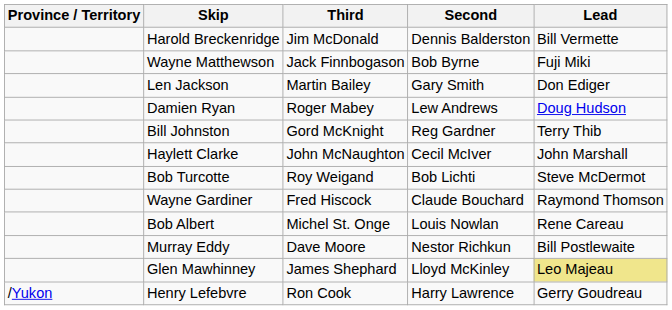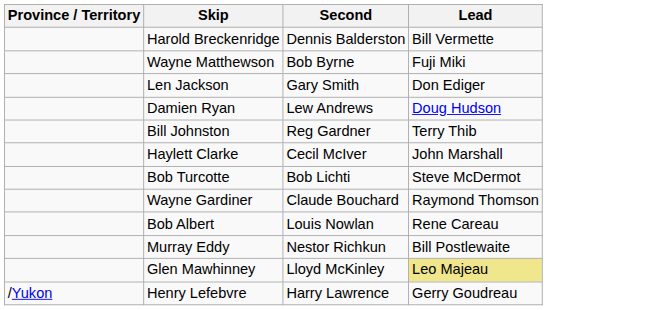- column: (345, 16)
